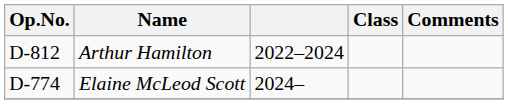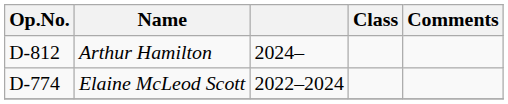(299, 51) 2022–2024 -> (279, 51) 2024–
(279, 83) 2024– -> (299, 83) 2022–2024
